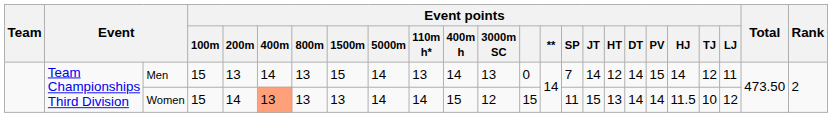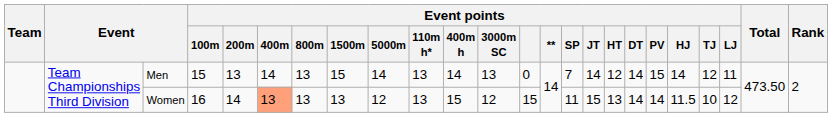(198, 100) 15 -> (198, 100) 16
(379, 100) 14 -> (379, 100) 12
(420, 100) 14 -> (420, 100) 13
